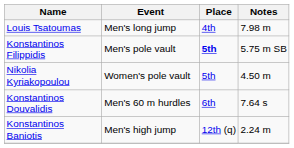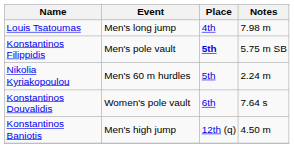(147, 76) Women's pole vault -> (147, 76) Men's 60 m hurdles
(256, 76) 4.50 m -> (256, 76) 2.24 m
(147, 103) Men's 60 m hurdles -> (147, 103) Women's pole vault
(256, 130) 2.24 m -> (256, 130) 4.50 m
